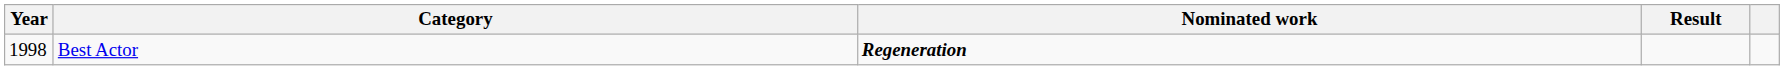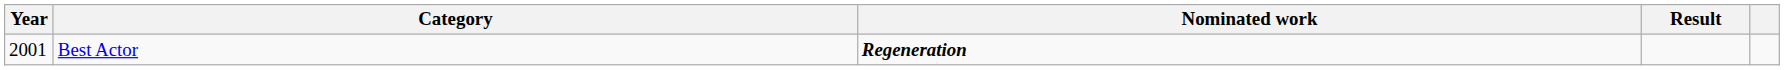(28, 49) 1998 -> (28, 49) 2001
